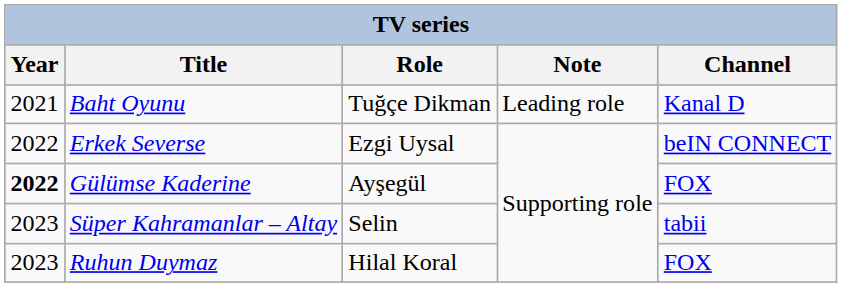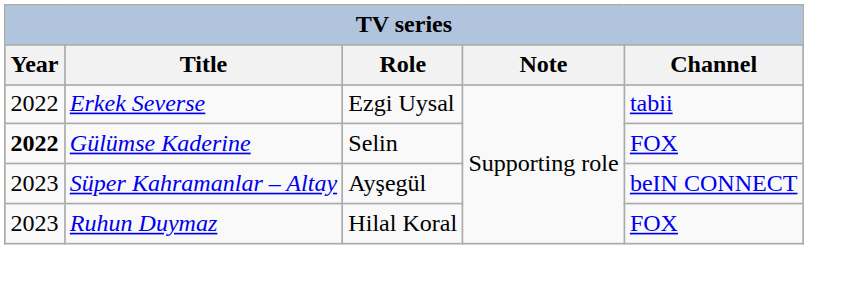- row: (128, 104)
(748, 143) beIN CONNECT -> (651, 104) tabii
(387, 183) Ayşegül -> (373, 143) Selin
(373, 223) Selin -> (387, 183) Ayşegül
(685, 223) tabii -> (714, 183) beIN CONNECT
